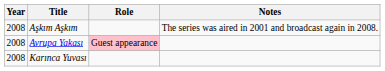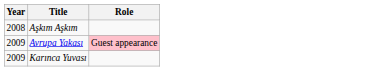- column: (270, 12)
(16, 43) 2008 -> (16, 43) 2009
(16, 58) 2008 -> (16, 58) 2009
